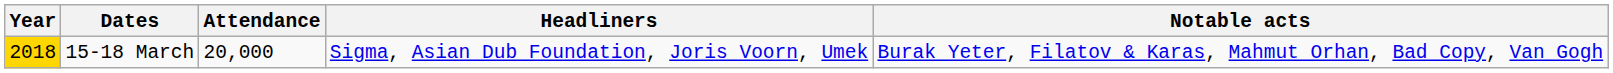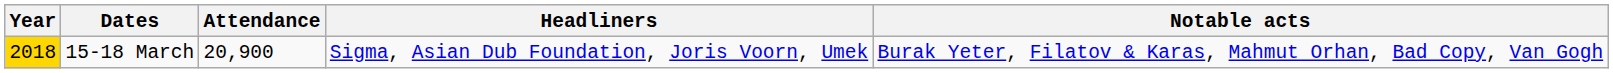(239, 52) 20,000 -> (239, 52) 20,900
